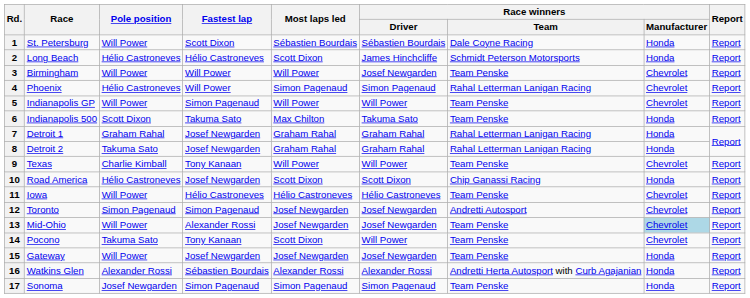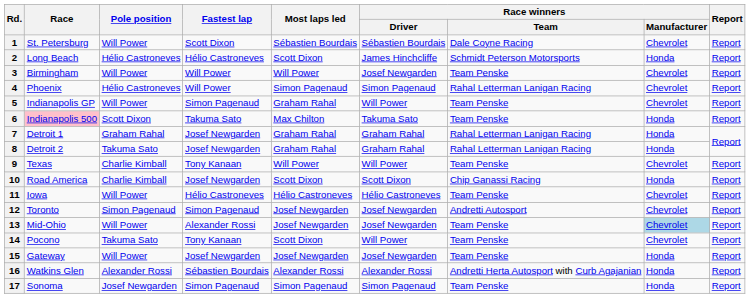(660, 42) Honda -> (667, 42) Chevrolet
(296, 103) Will Power -> (305, 103) Graham Rahal
(62, 118) no background -> (62, 118) pink background
(141, 179) Hélio Castroneves -> (134, 179) Charlie Kimball
